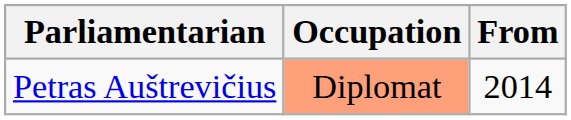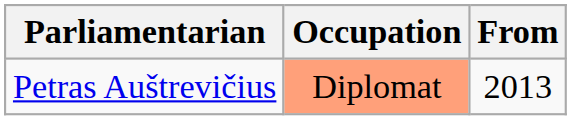(518, 85) 2014 -> (518, 85) 2013
